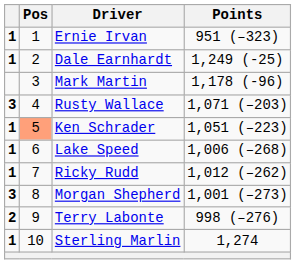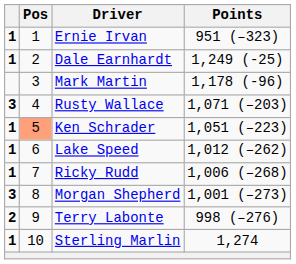(237, 151) 1,006 (–268) -> (237, 151) 1,012 (–262)
(237, 174) 1,012 (–262) -> (237, 174) 1,006 (–268)
